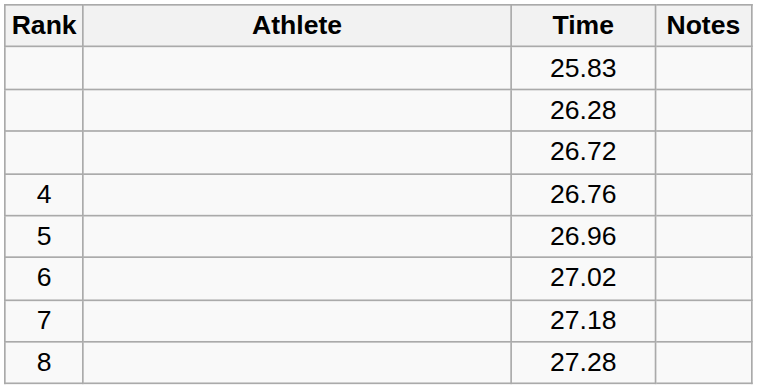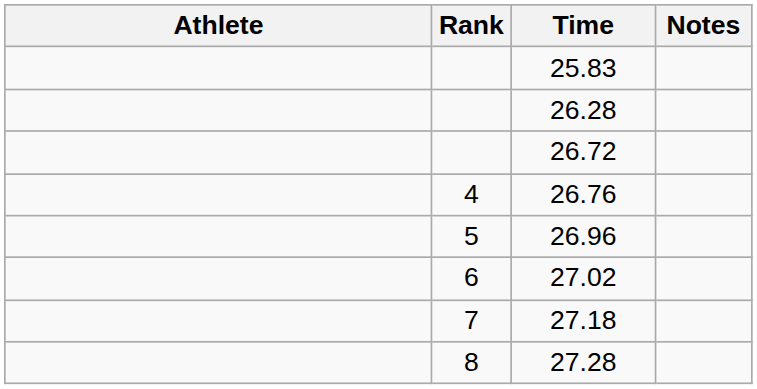columns swapped: (44, 25) <-> (297, 25)
